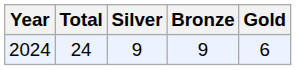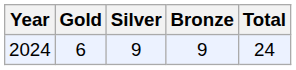columns swapped: (265, 20) <-> (81, 20)
